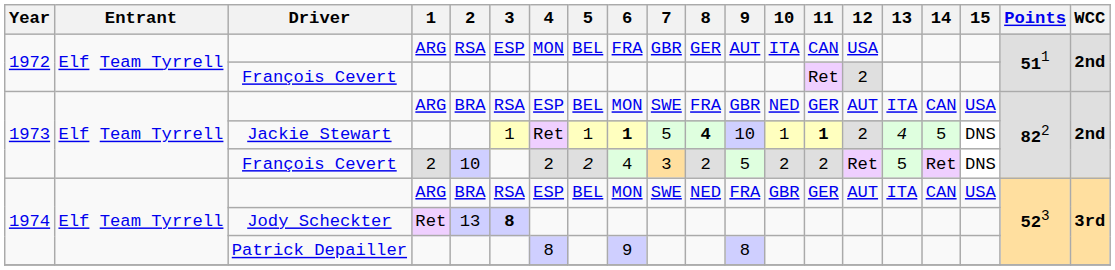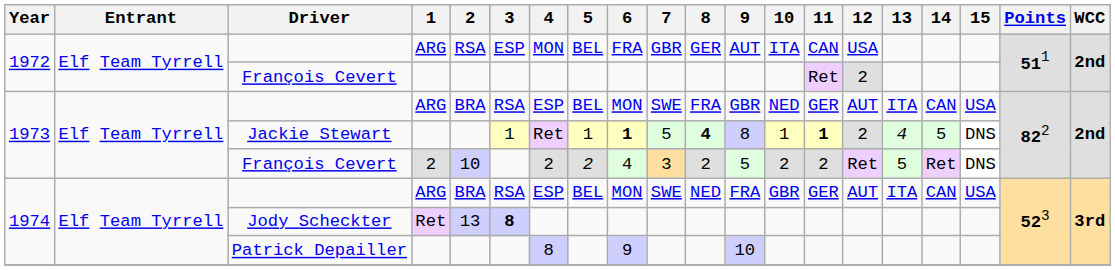(745, 134) 10 -> (745, 134) 8
(745, 250) 8 -> (745, 250) 10
